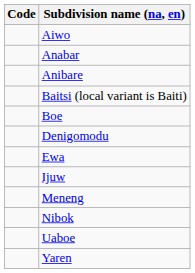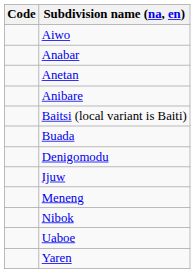+ row: (60, 75)
- row: (52, 116)
+ row: (58, 136)
- row: (53, 156)
